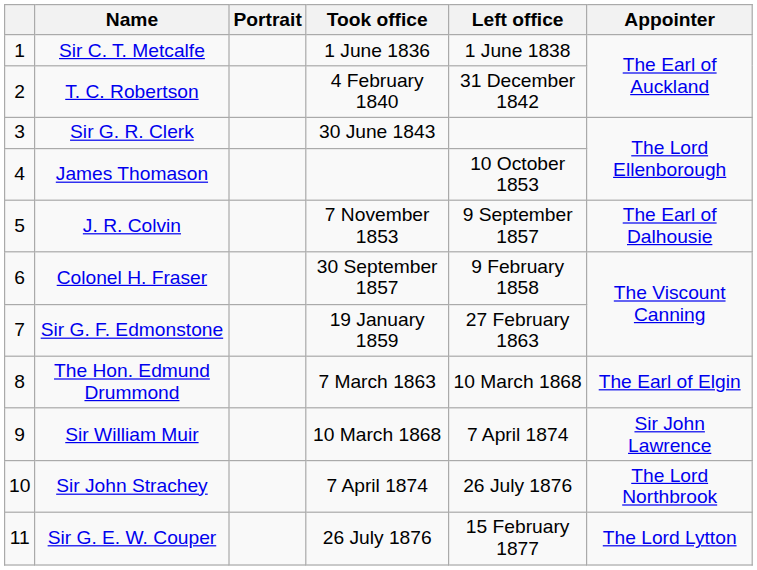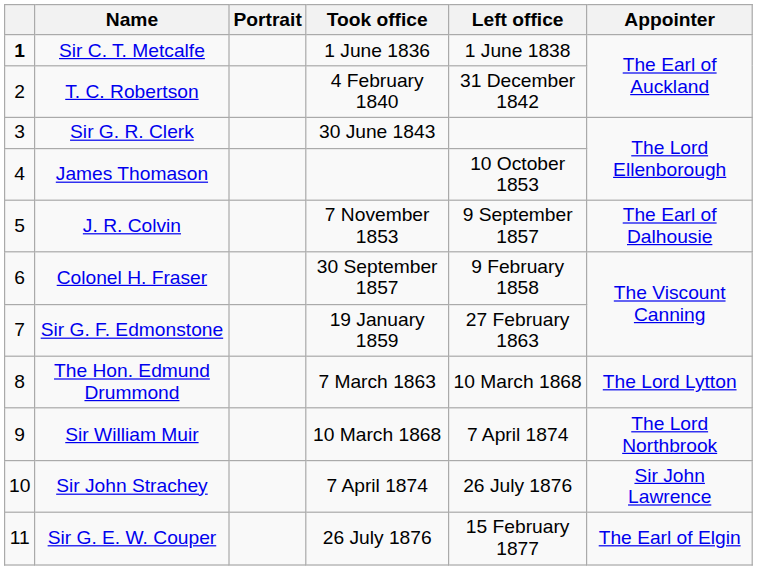(20, 50) normal -> (20, 50) bold
(670, 382) The Earl of Elgin -> (670, 382) The Lord Lytton
(670, 434) Sir John Lawrence -> (670, 434) The Lord Northbrook
(670, 486) The Lord Northbrook -> (670, 486) Sir John Lawrence
(670, 538) The Lord Lytton -> (670, 538) The Earl of Elgin
